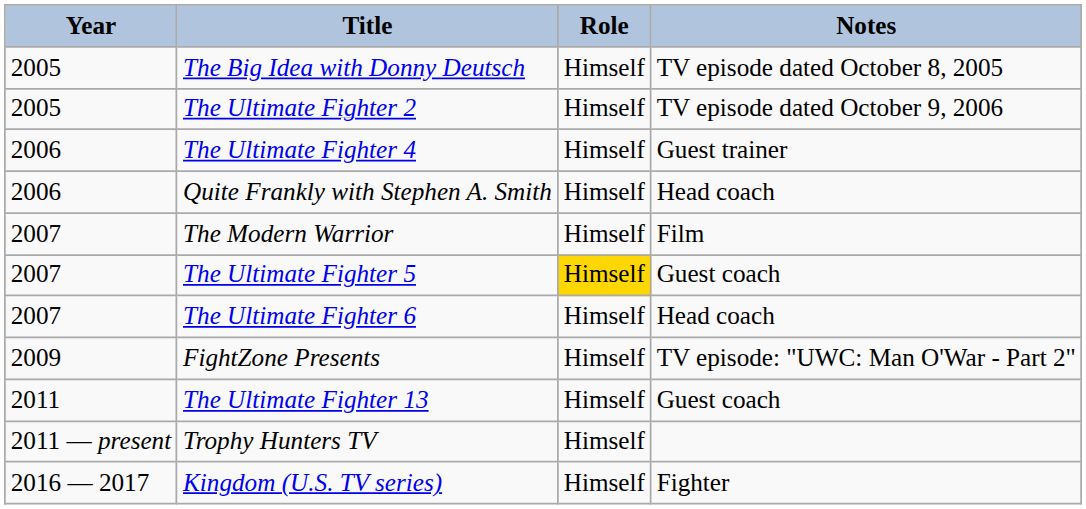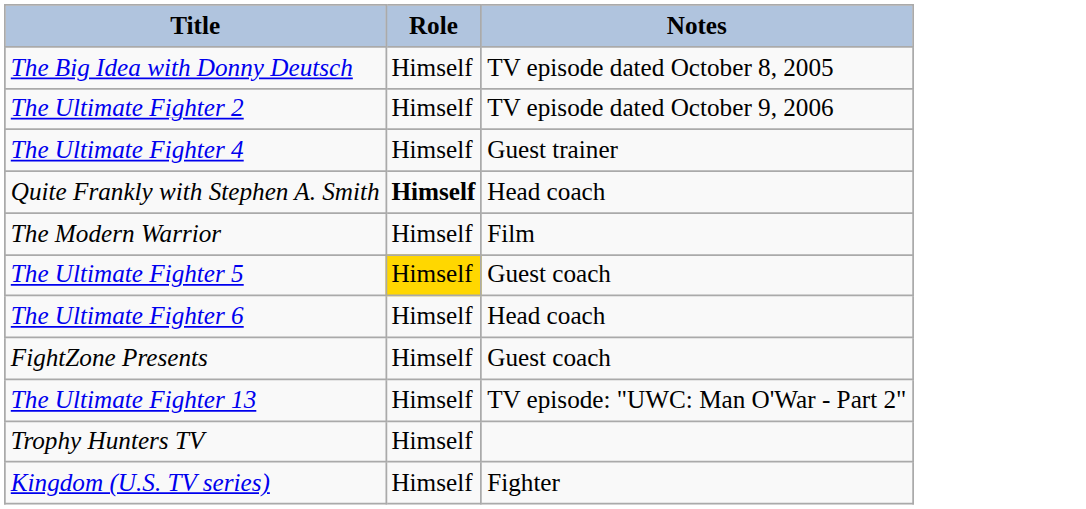- column: (91, 25)
(604, 191) normal -> (433, 191) bold
(866, 358) TV episode: "UWC: Man O'War - Part 2" -> (549, 358) Guest coach
(719, 399) Guest coach -> (697, 399) TV episode: "UWC: Man O'War - Part 2"
